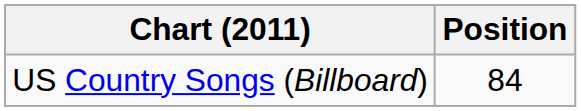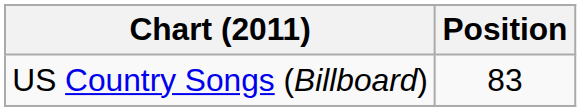(505, 79) 84 -> (505, 79) 83
